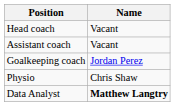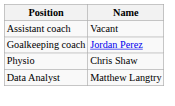- row: (31, 28)
(129, 93) bold -> (126, 77) normal
